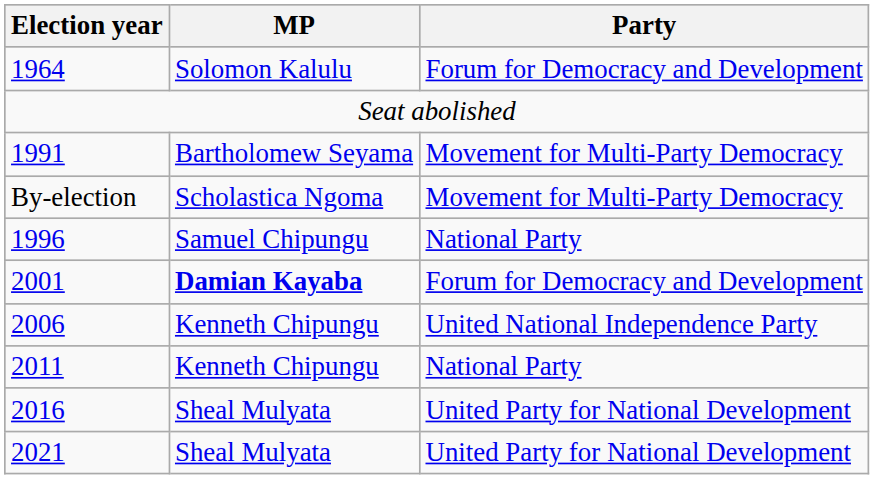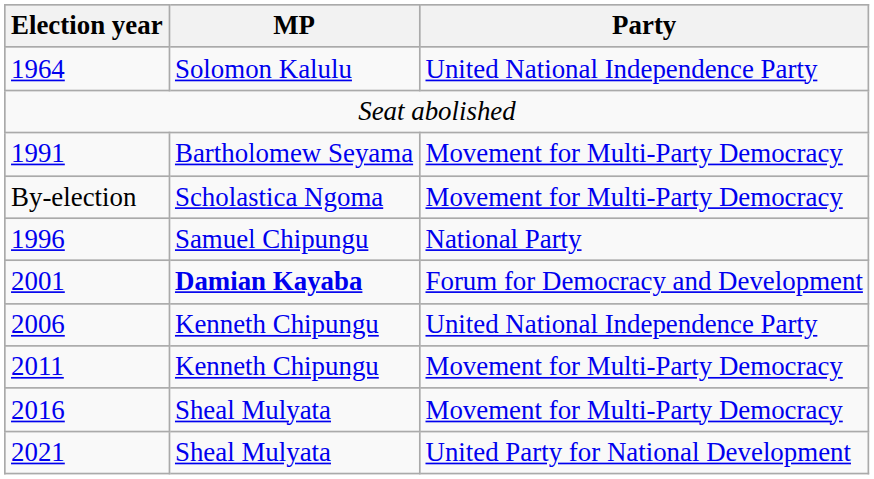(644, 68) Forum for Democracy and Development -> (621, 68) United National Independence Party
(504, 366) National Party -> (634, 366) Movement for Multi-Party Democracy
(638, 409) United Party for National Development -> (634, 409) Movement for Multi-Party Democracy
